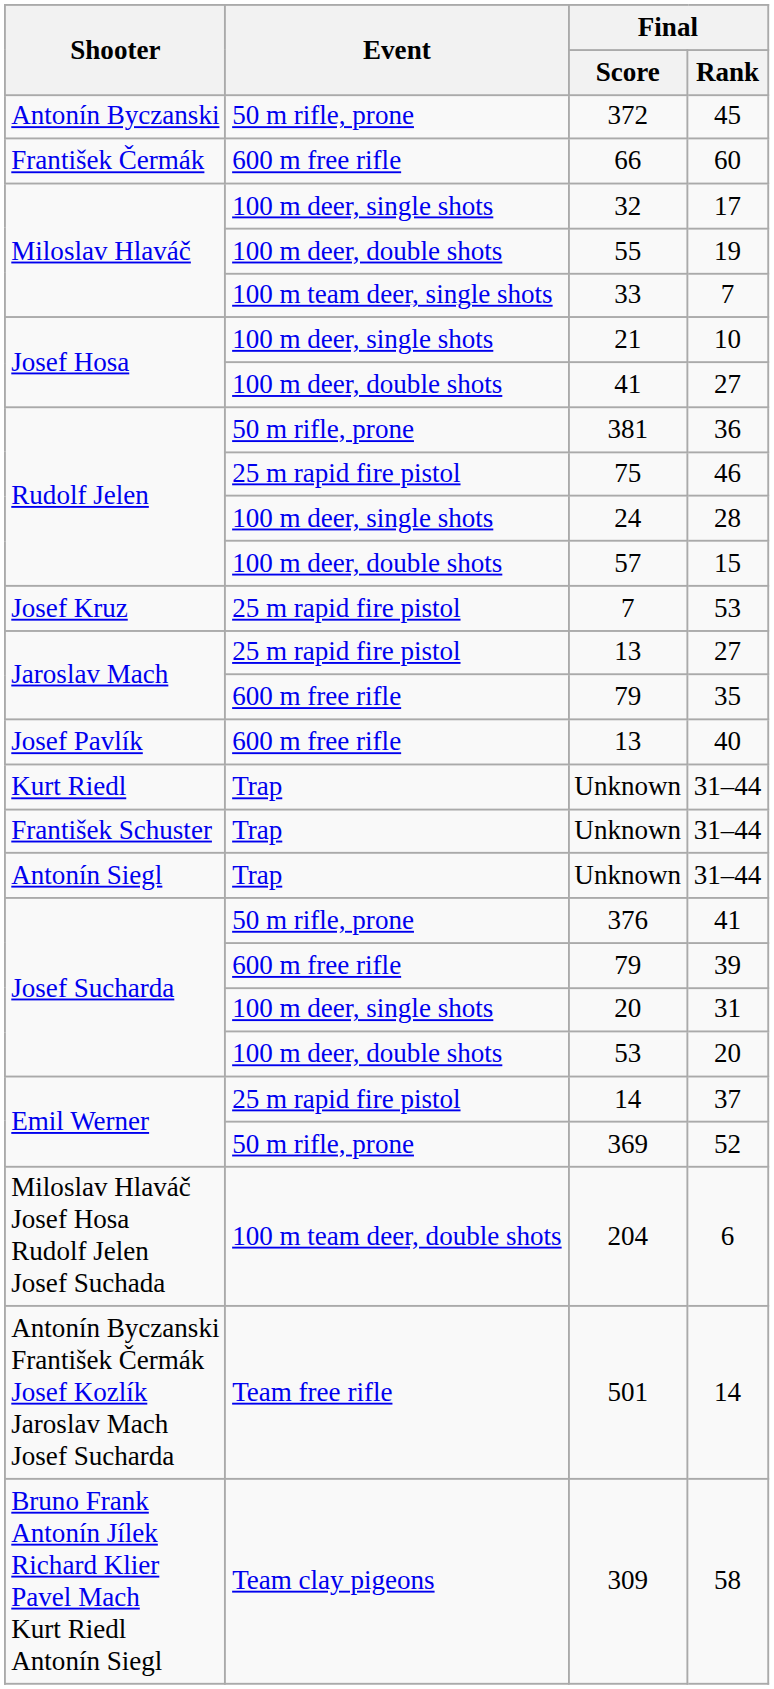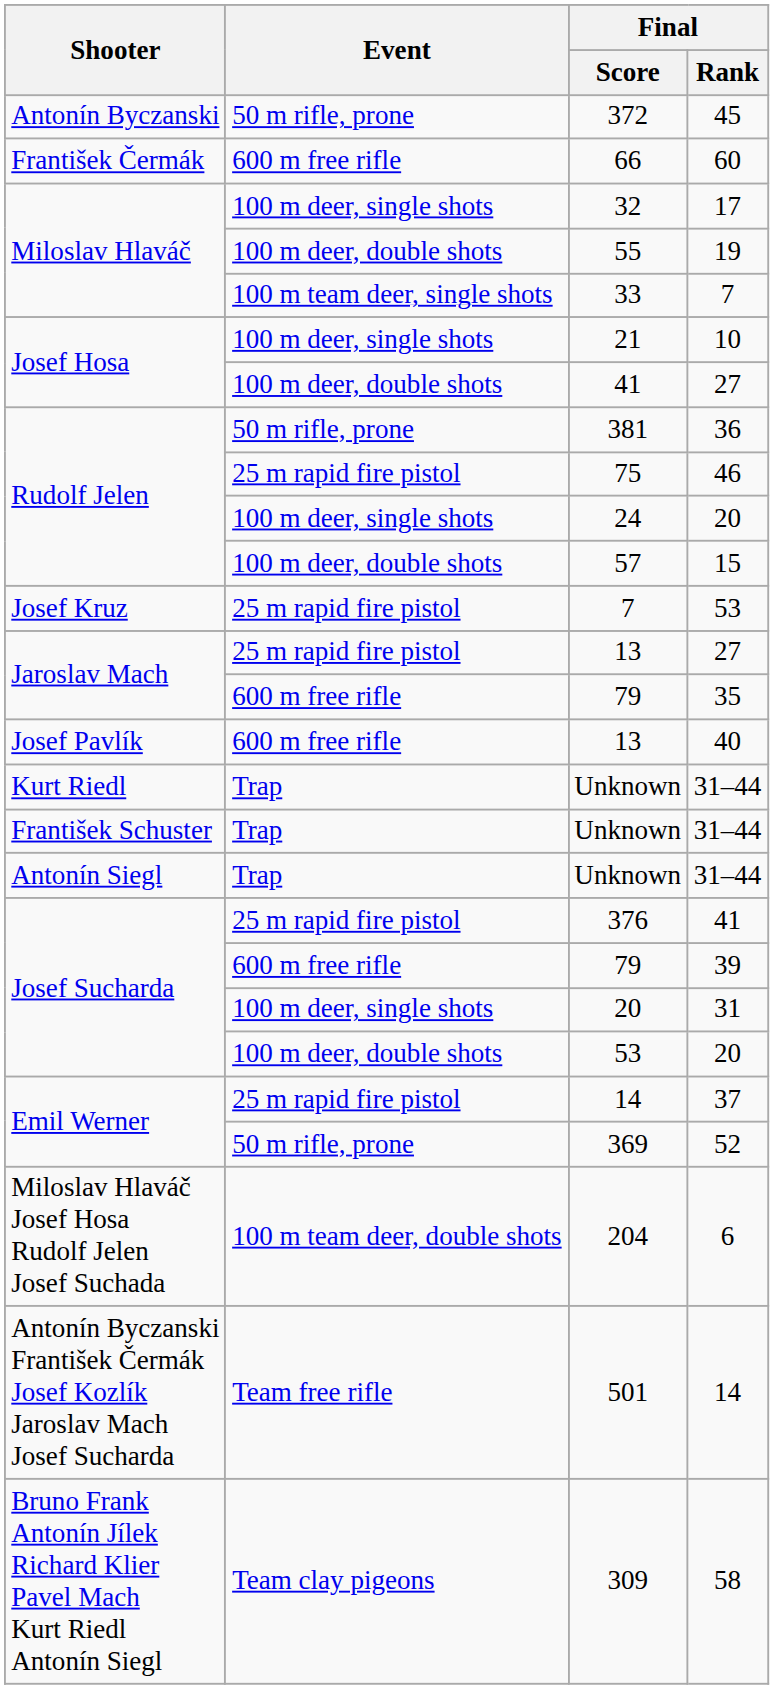(728, 518) 28 -> (728, 518) 20
(323, 920) 50 m rifle, prone -> (346, 920) 25 m rapid fire pistol
